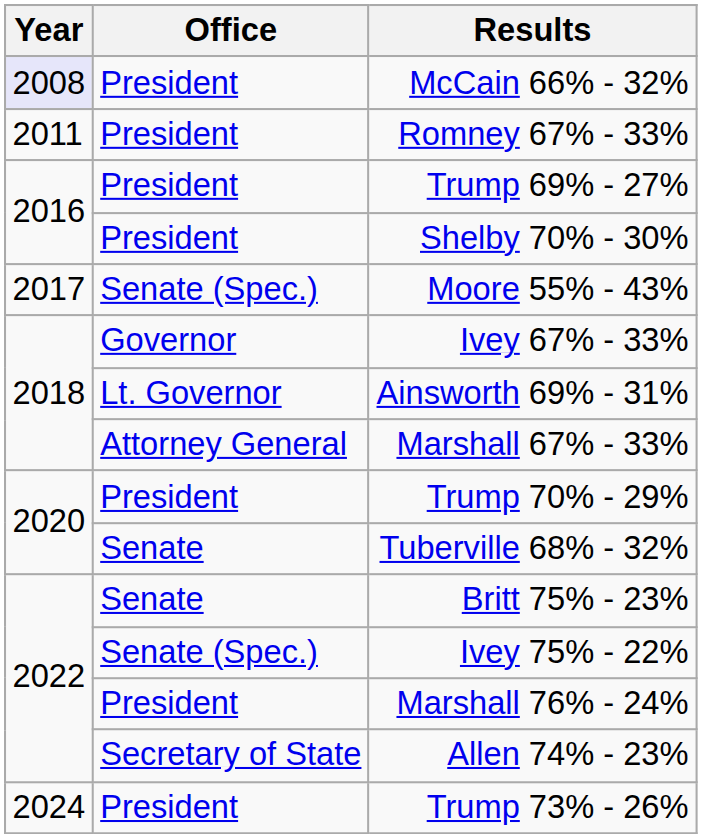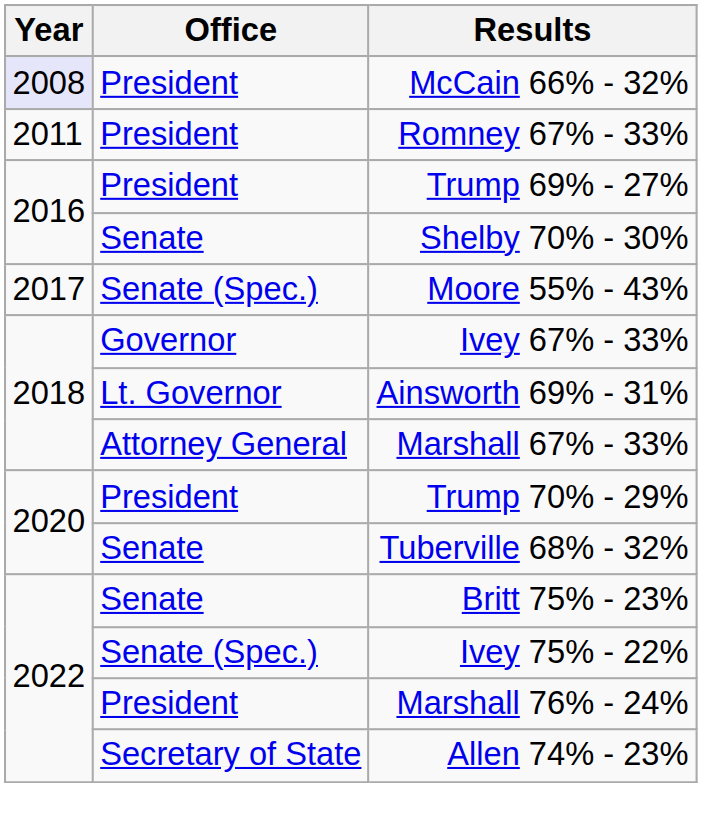(169, 237) President -> (152, 237) Senate
- row: (558, 806)
